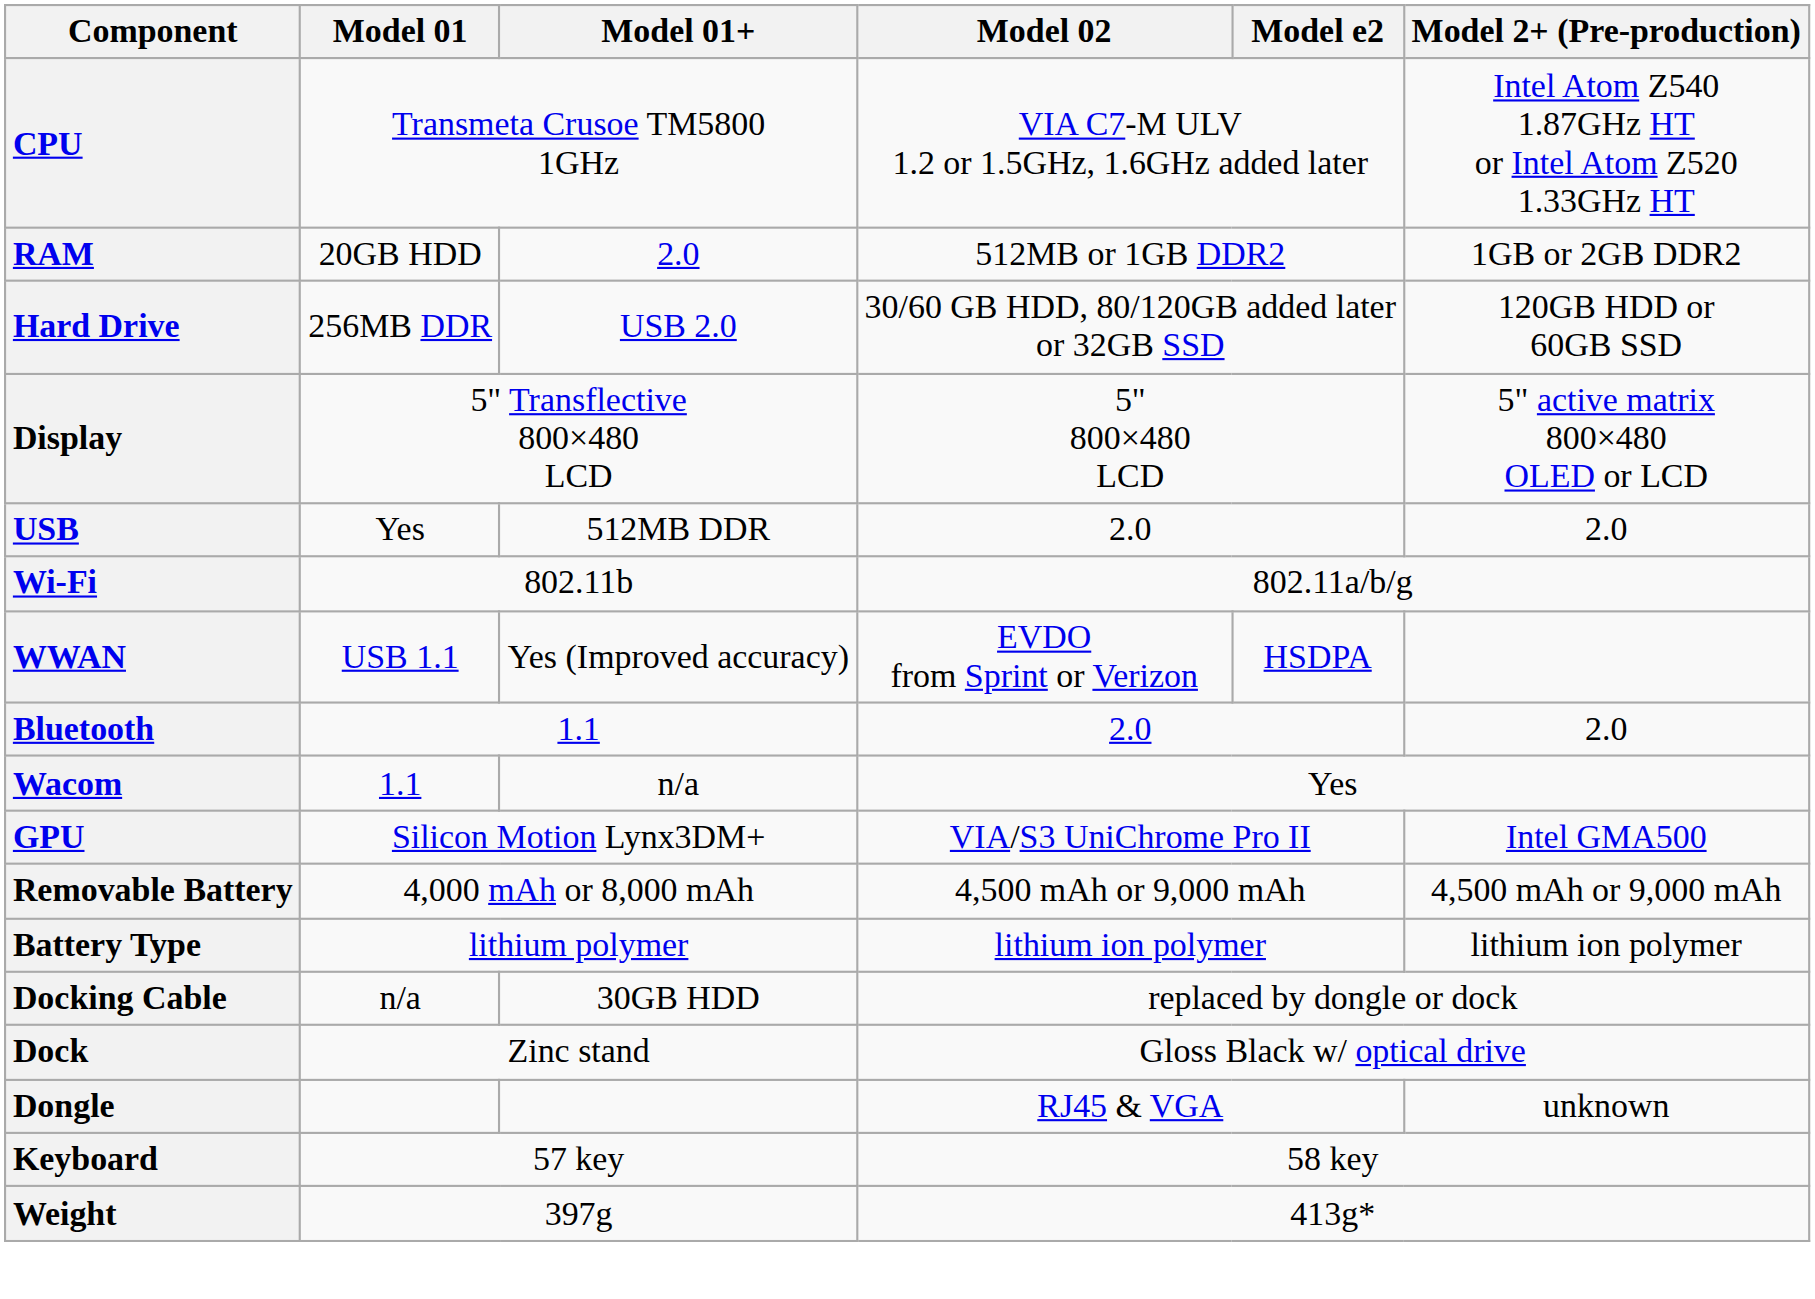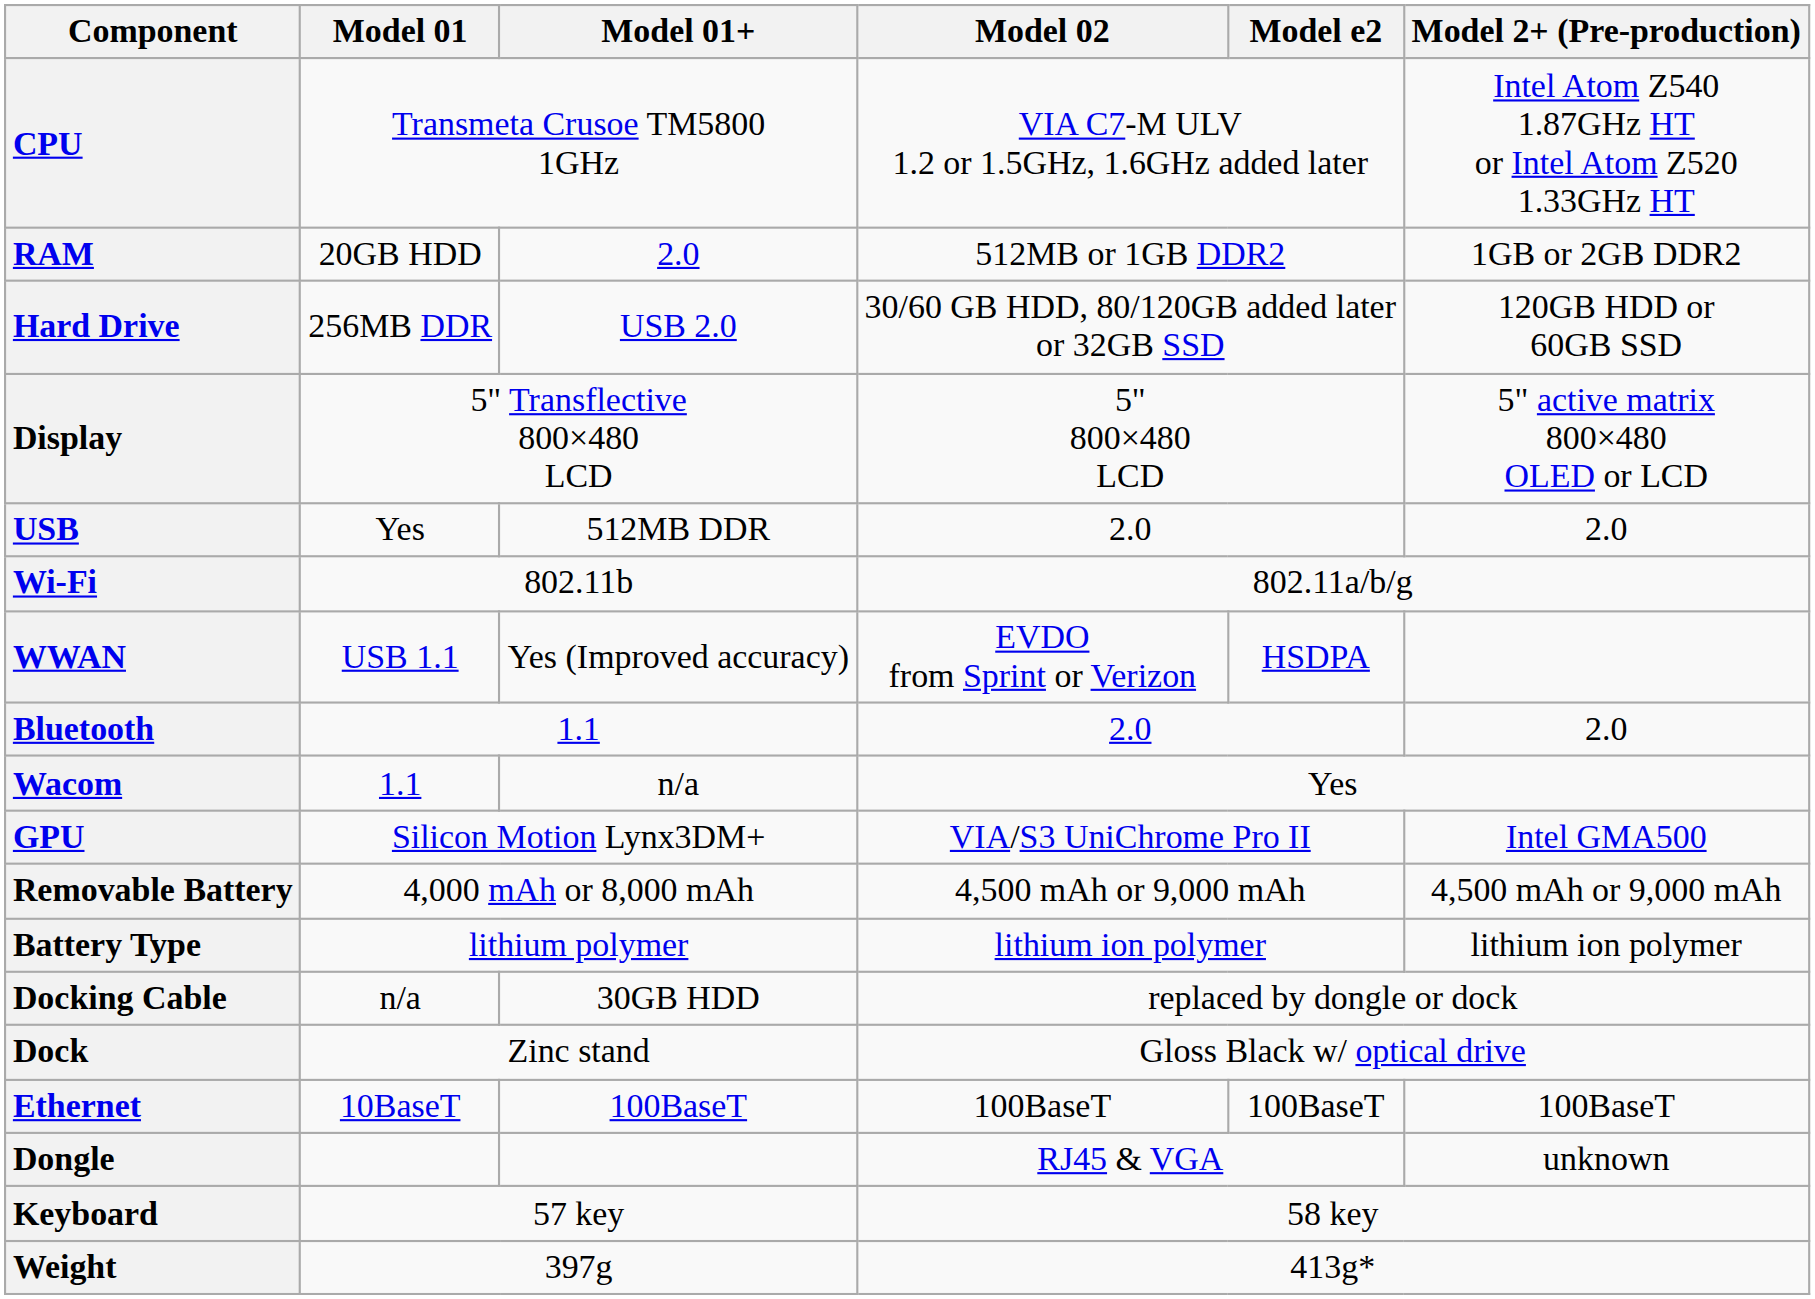+ row: (77, 1105)
